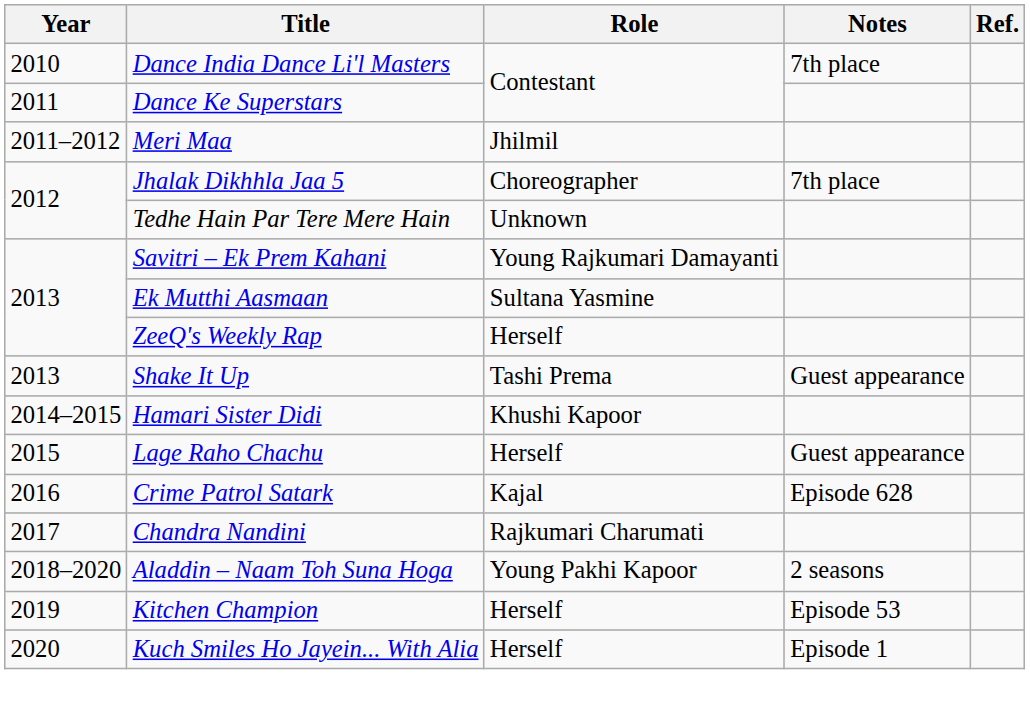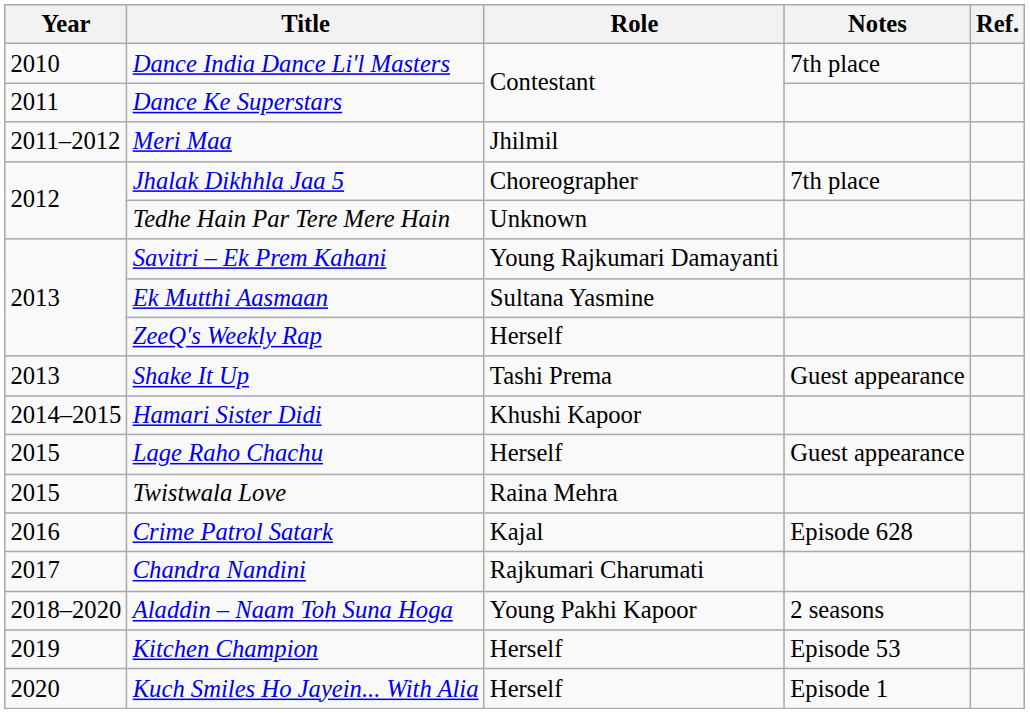+ row: (209, 492)
